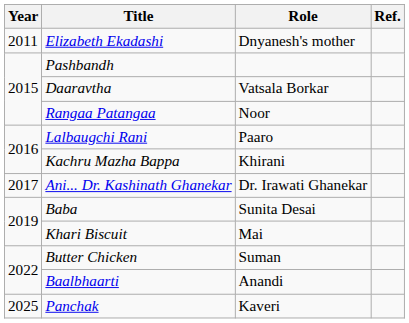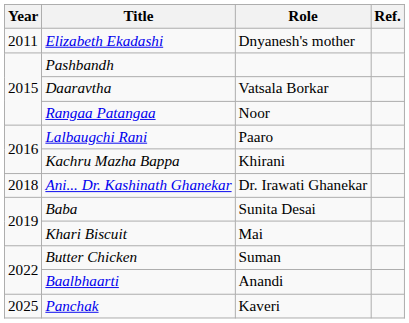(23, 185) 2017 -> (23, 185) 2018
